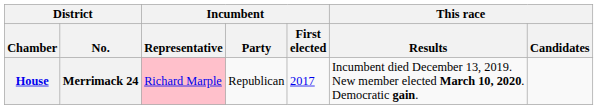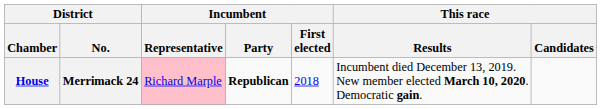(256, 81) normal -> (258, 81) bold
(302, 81) 2017 -> (307, 81) 2018
